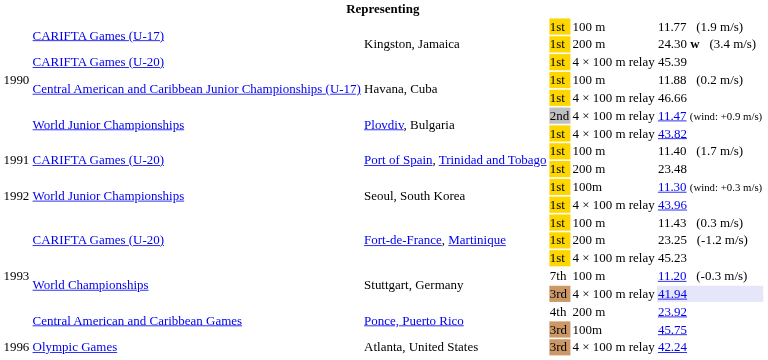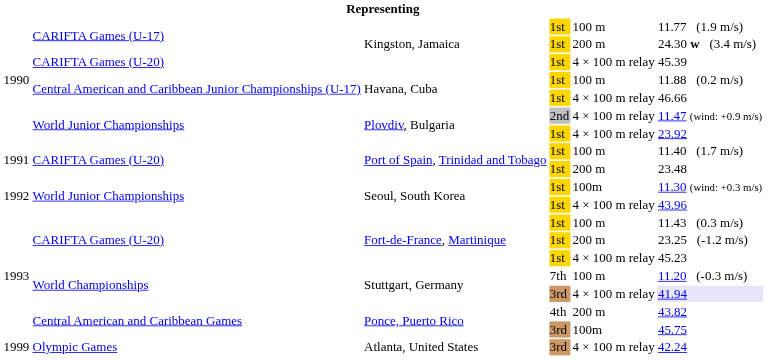(672, 133) 43.82 -> (672, 133) 23.92
(672, 311) 23.92 -> (672, 311) 43.82
(16, 347) 1996 -> (16, 347) 1999
